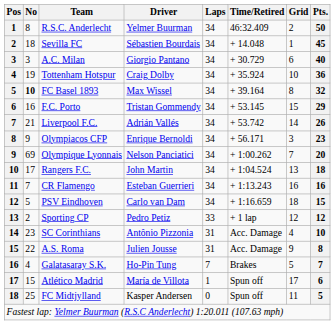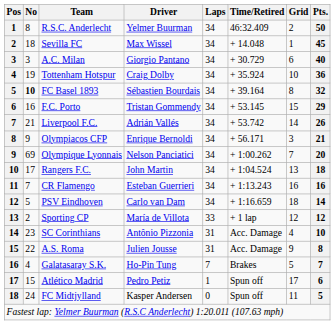(163, 44) Sébastien Bourdais -> (149, 44) Max Wissel
(149, 91) Max Wissel -> (163, 91) Sébastien Bourdais
(320, 138) 23 -> (320, 138) 21
(320, 202) 15 -> (320, 202) 14
(148, 217) Pedro Petiz -> (158, 217) María de Villota
(158, 281) María de Villota -> (148, 281) Pedro Petiz
(30, 296) 25 -> (30, 296) 24
